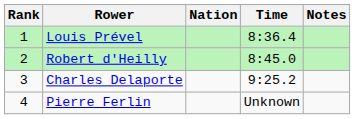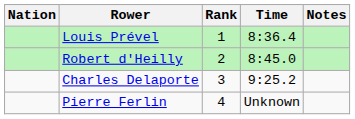columns swapped: (24, 15) <-> (213, 15)
